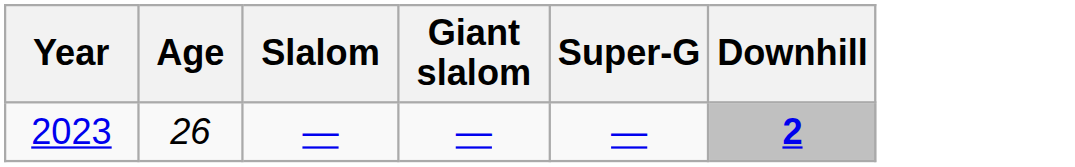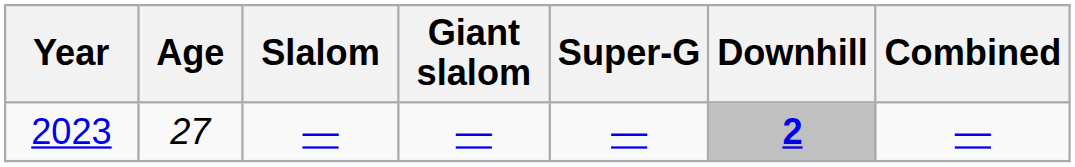+ column: (973, 53)
(190, 131) 26 -> (190, 131) 27
